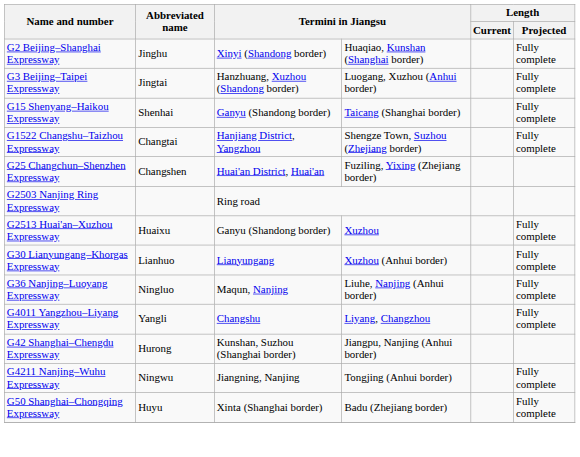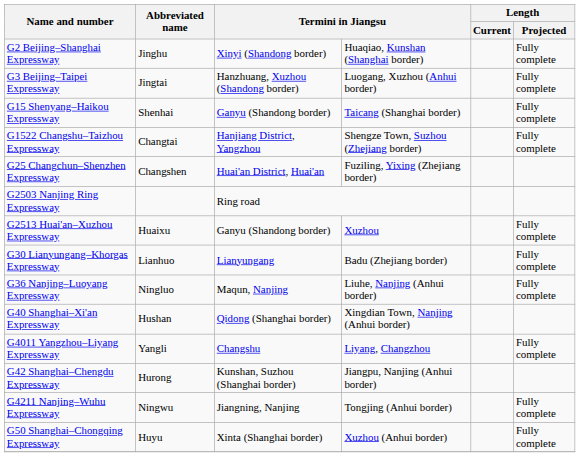(396, 260) Xuzhou (Anhui border) -> (396, 260) Badu (Zhejiang border)
+ row: (52, 319)
(396, 407) Badu (Zhejiang border) -> (396, 437) Xuzhou (Anhui border)
